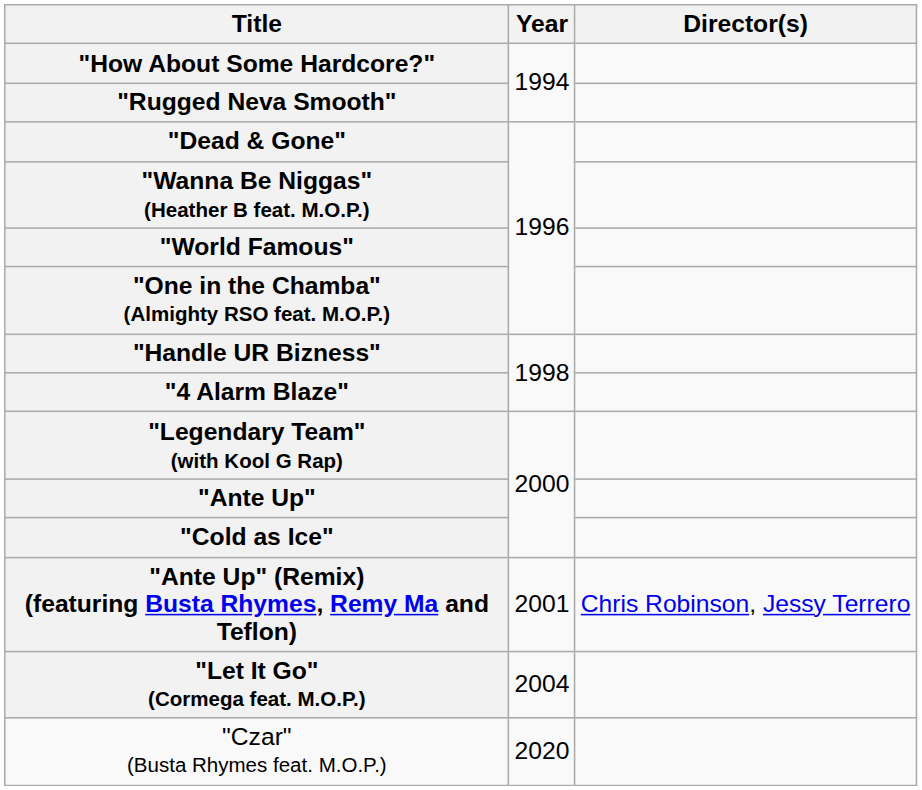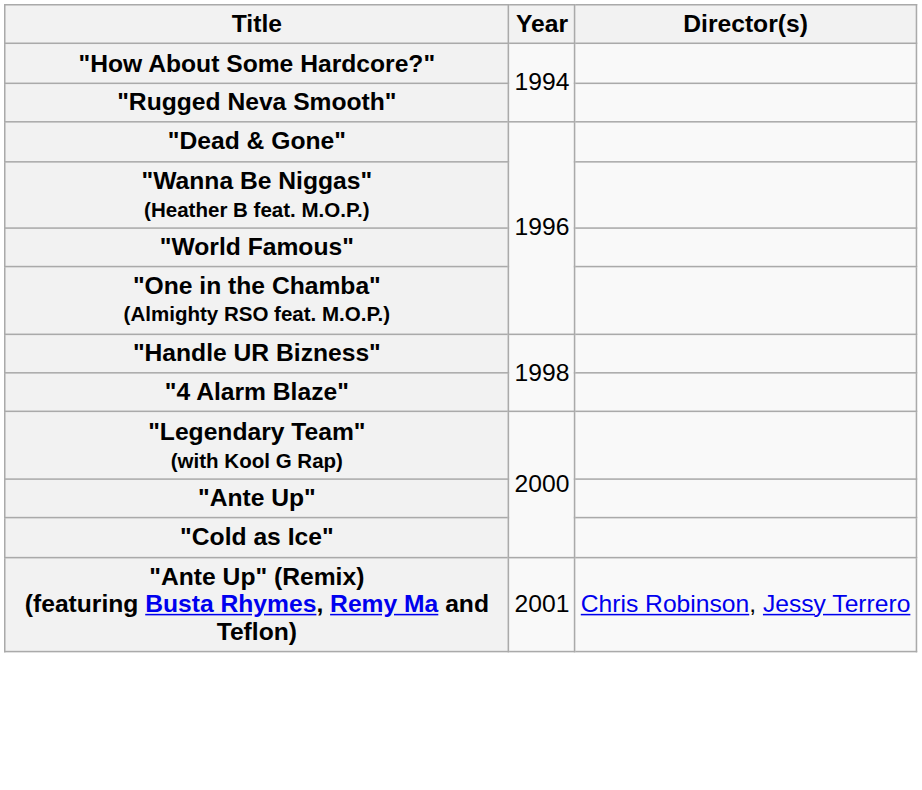- row: (257, 684)
- row: (257, 751)
